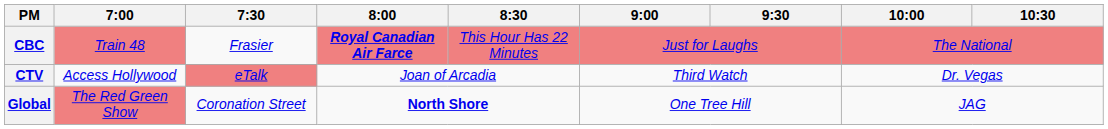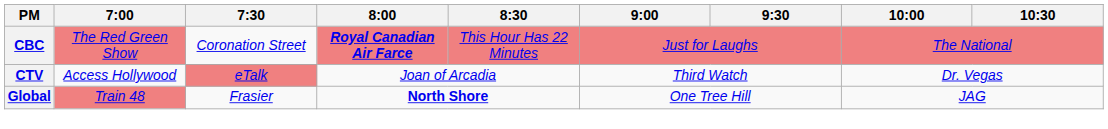(120, 45) Train 48 -> (120, 45) The Red Green Show
(251, 45) Frasier -> (251, 45) Coronation Street
(120, 105) The Red Green Show -> (120, 97) Train 48
(251, 105) Coronation Street -> (251, 97) Frasier
